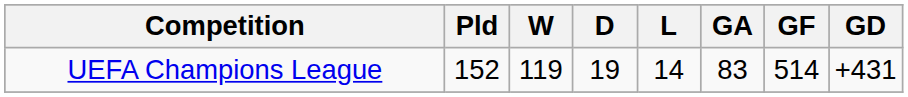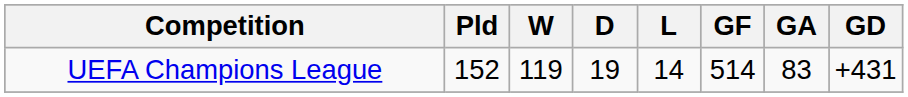columns swapped: (796, 26) <-> (733, 26)
